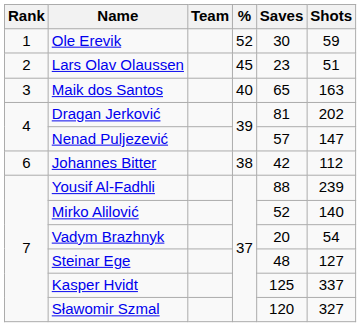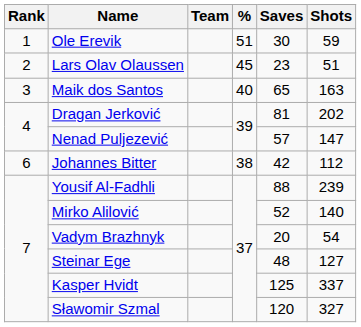(244, 40) 52 -> (244, 40) 51
